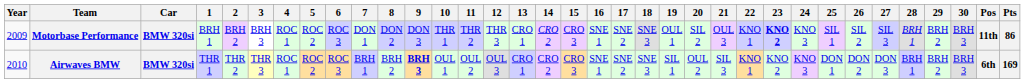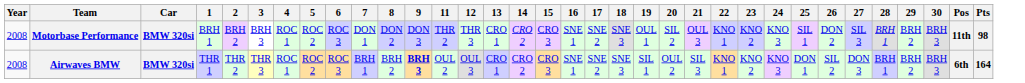- column: (445, 12)
(17, 35) 2009 -> (17, 35) 2008
(777, 35) bold -> (751, 35) normal
(859, 35) SIL 2 -> (832, 35) DON 2
(1010, 35) 86 -> (983, 35) 98
(17, 64) 2010 -> (17, 64) 2008
(859, 64) DON 2 -> (832, 64) SIL 2
(1010, 64) 169 -> (983, 64) 164
